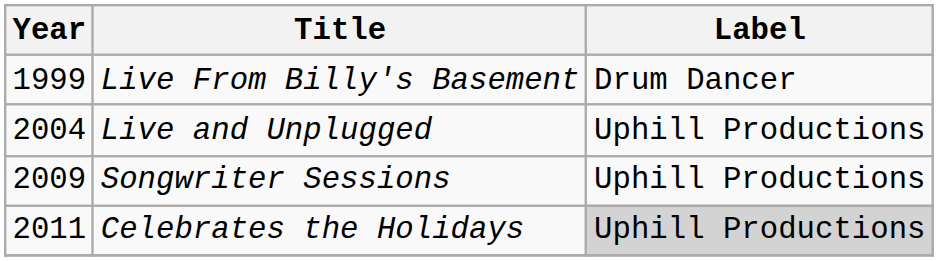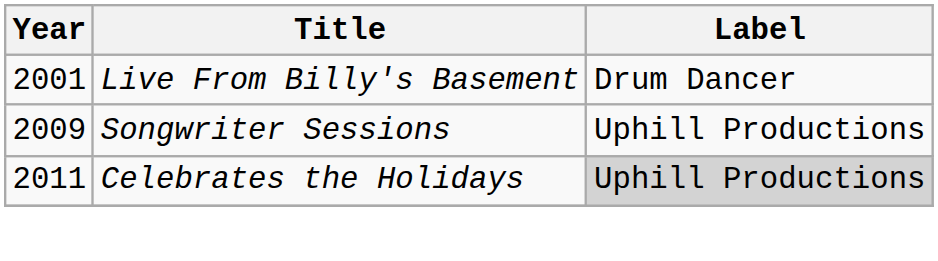(49, 80) 1999 -> (49, 80) 2001
- row: (266, 130)
